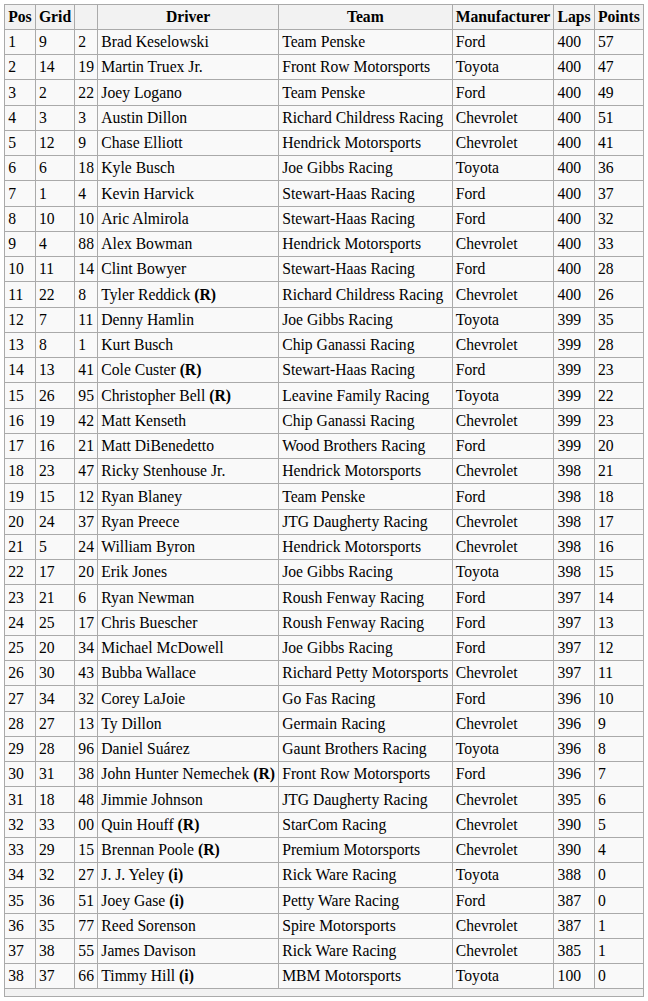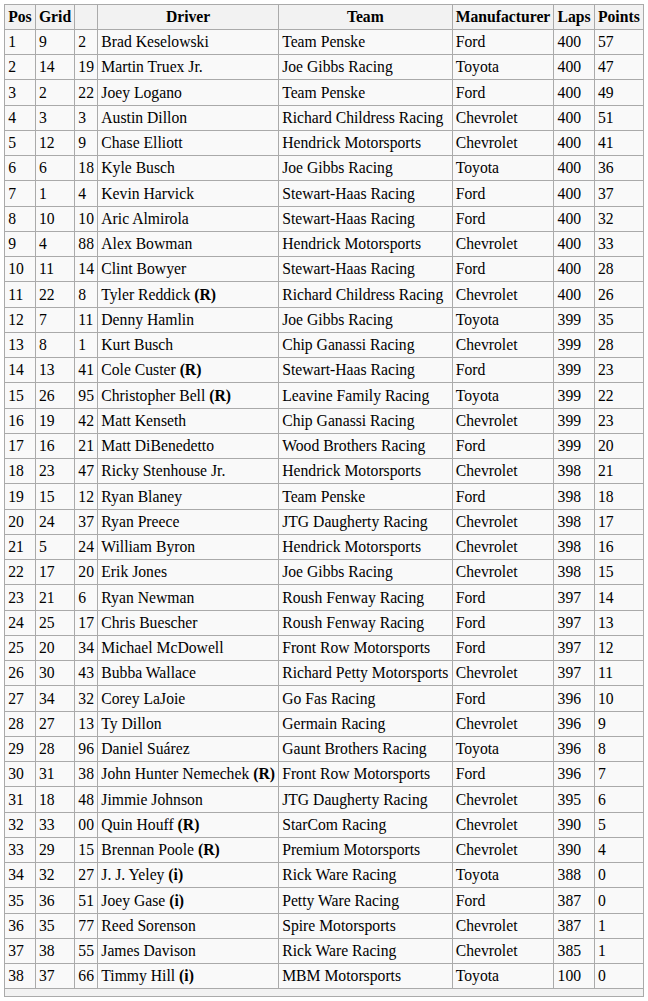(356, 67) Front Row Motorsports -> (337, 67) Joe Gibbs Racing
(477, 572) Toyota -> (487, 572) Chevrolet
(337, 648) Joe Gibbs Racing -> (356, 648) Front Row Motorsports
